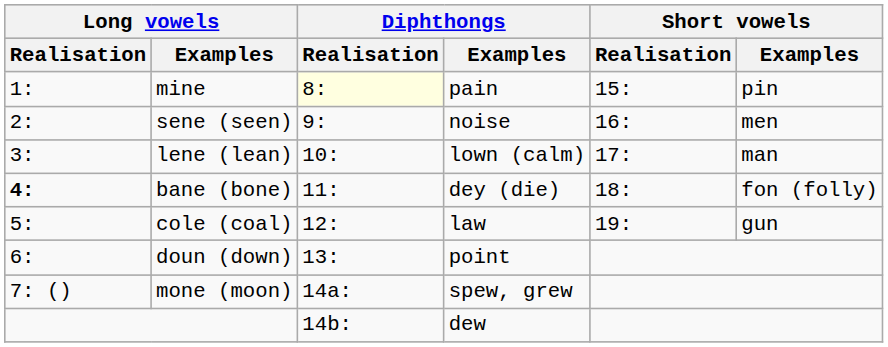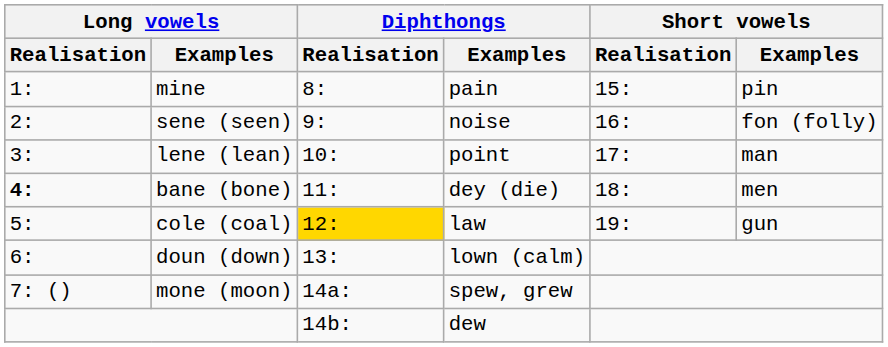(315, 89) lightyellow background -> (315, 89) no background
(760, 123) men -> (809, 123) fon (folly)
(517, 156) lown (calm) -> (480, 156) point
(809, 190) fon (folly) -> (760, 190) men
(321, 224) no background -> (321, 224) gold background
(480, 257) point -> (517, 257) lown (calm)
